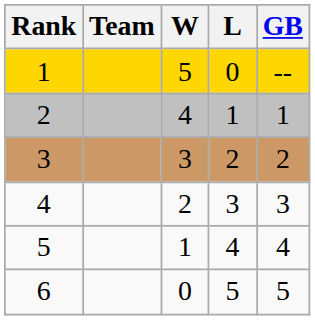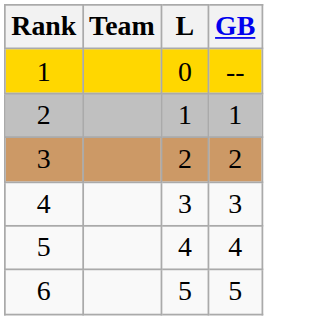- column: (185, 26)
